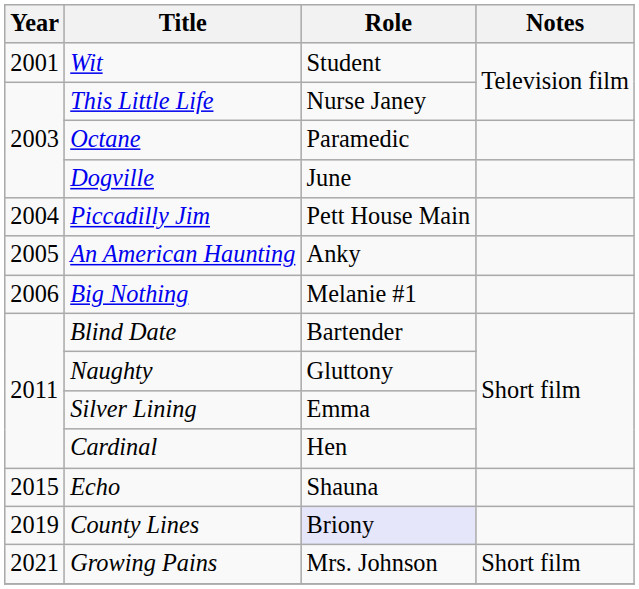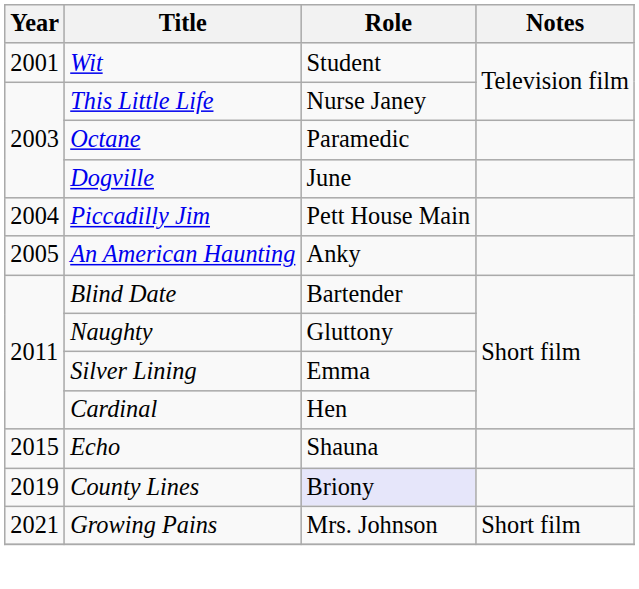- row: (129, 293)
